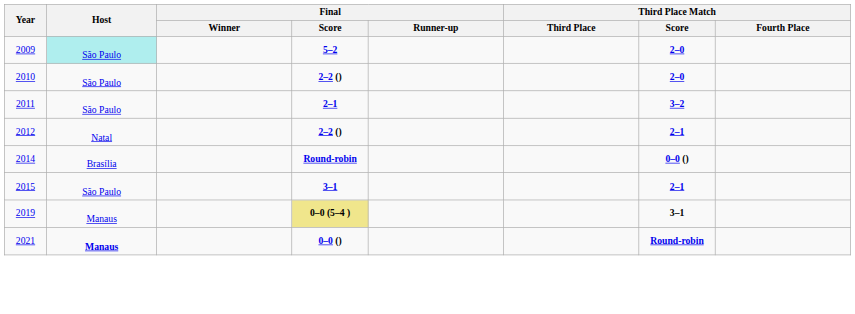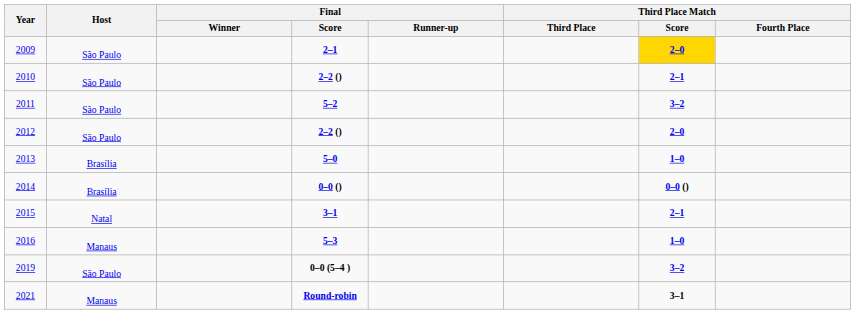(102, 56) paleturquoise background -> (102, 56) no background
(330, 50) 5–2 -> (330, 50) 2–1
(677, 50) no background -> (677, 50) gold background
(677, 77) 2–0 -> (677, 77) 2–1
(330, 104) 2–1 -> (330, 104) 5–2
(102, 137) Natal -> (102, 137) São Paulo
(677, 132) 2–1 -> (677, 132) 2–0
+ row: (25, 159)
(330, 159) Round-robin -> (330, 186) 0–0 ()
(102, 192) São Paulo -> (102, 219) Natal
+ row: (25, 241)
(102, 219) Manaus -> (102, 274) São Paulo
(330, 214) khaki background -> (330, 268) no background
(677, 214) 3–1 -> (677, 268) 3–2
(102, 247) bold -> (102, 301) normal
(330, 241) 0–0 () -> (330, 296) Round-robin
(677, 241) Round-robin -> (677, 296) 3–1
